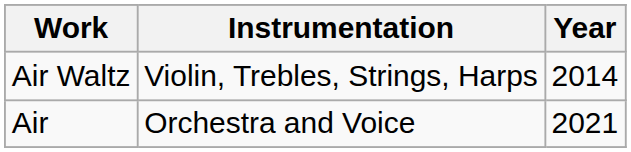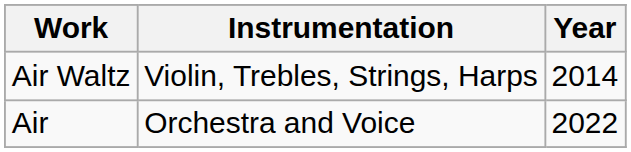(585, 123) 2021 -> (585, 123) 2022
